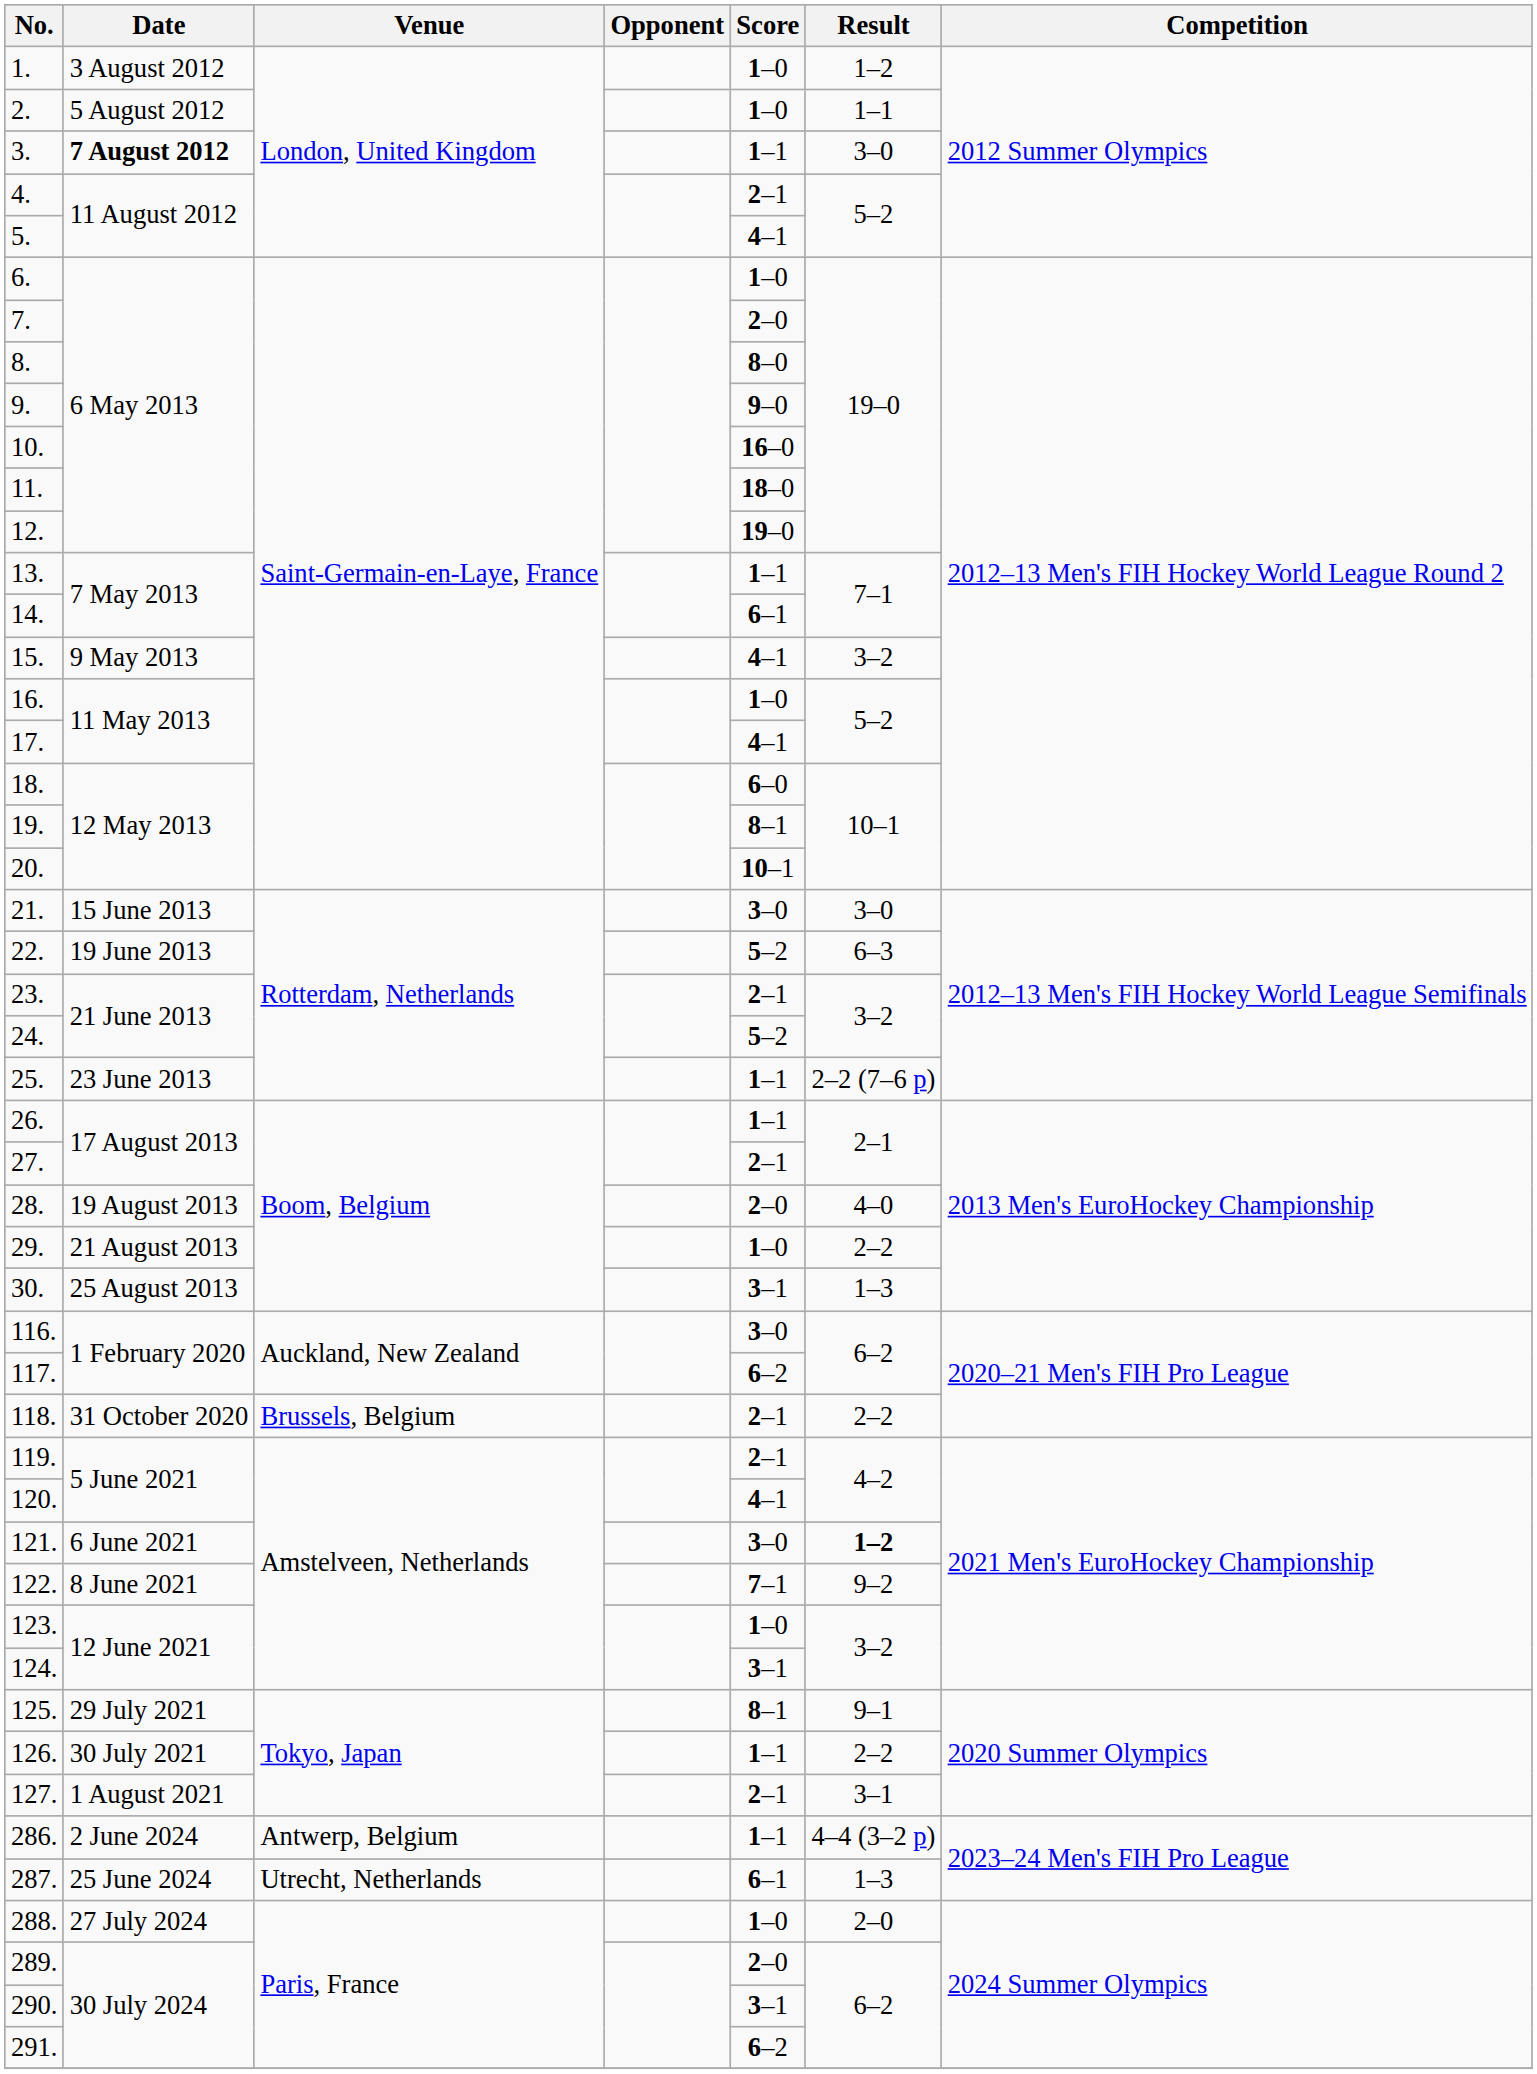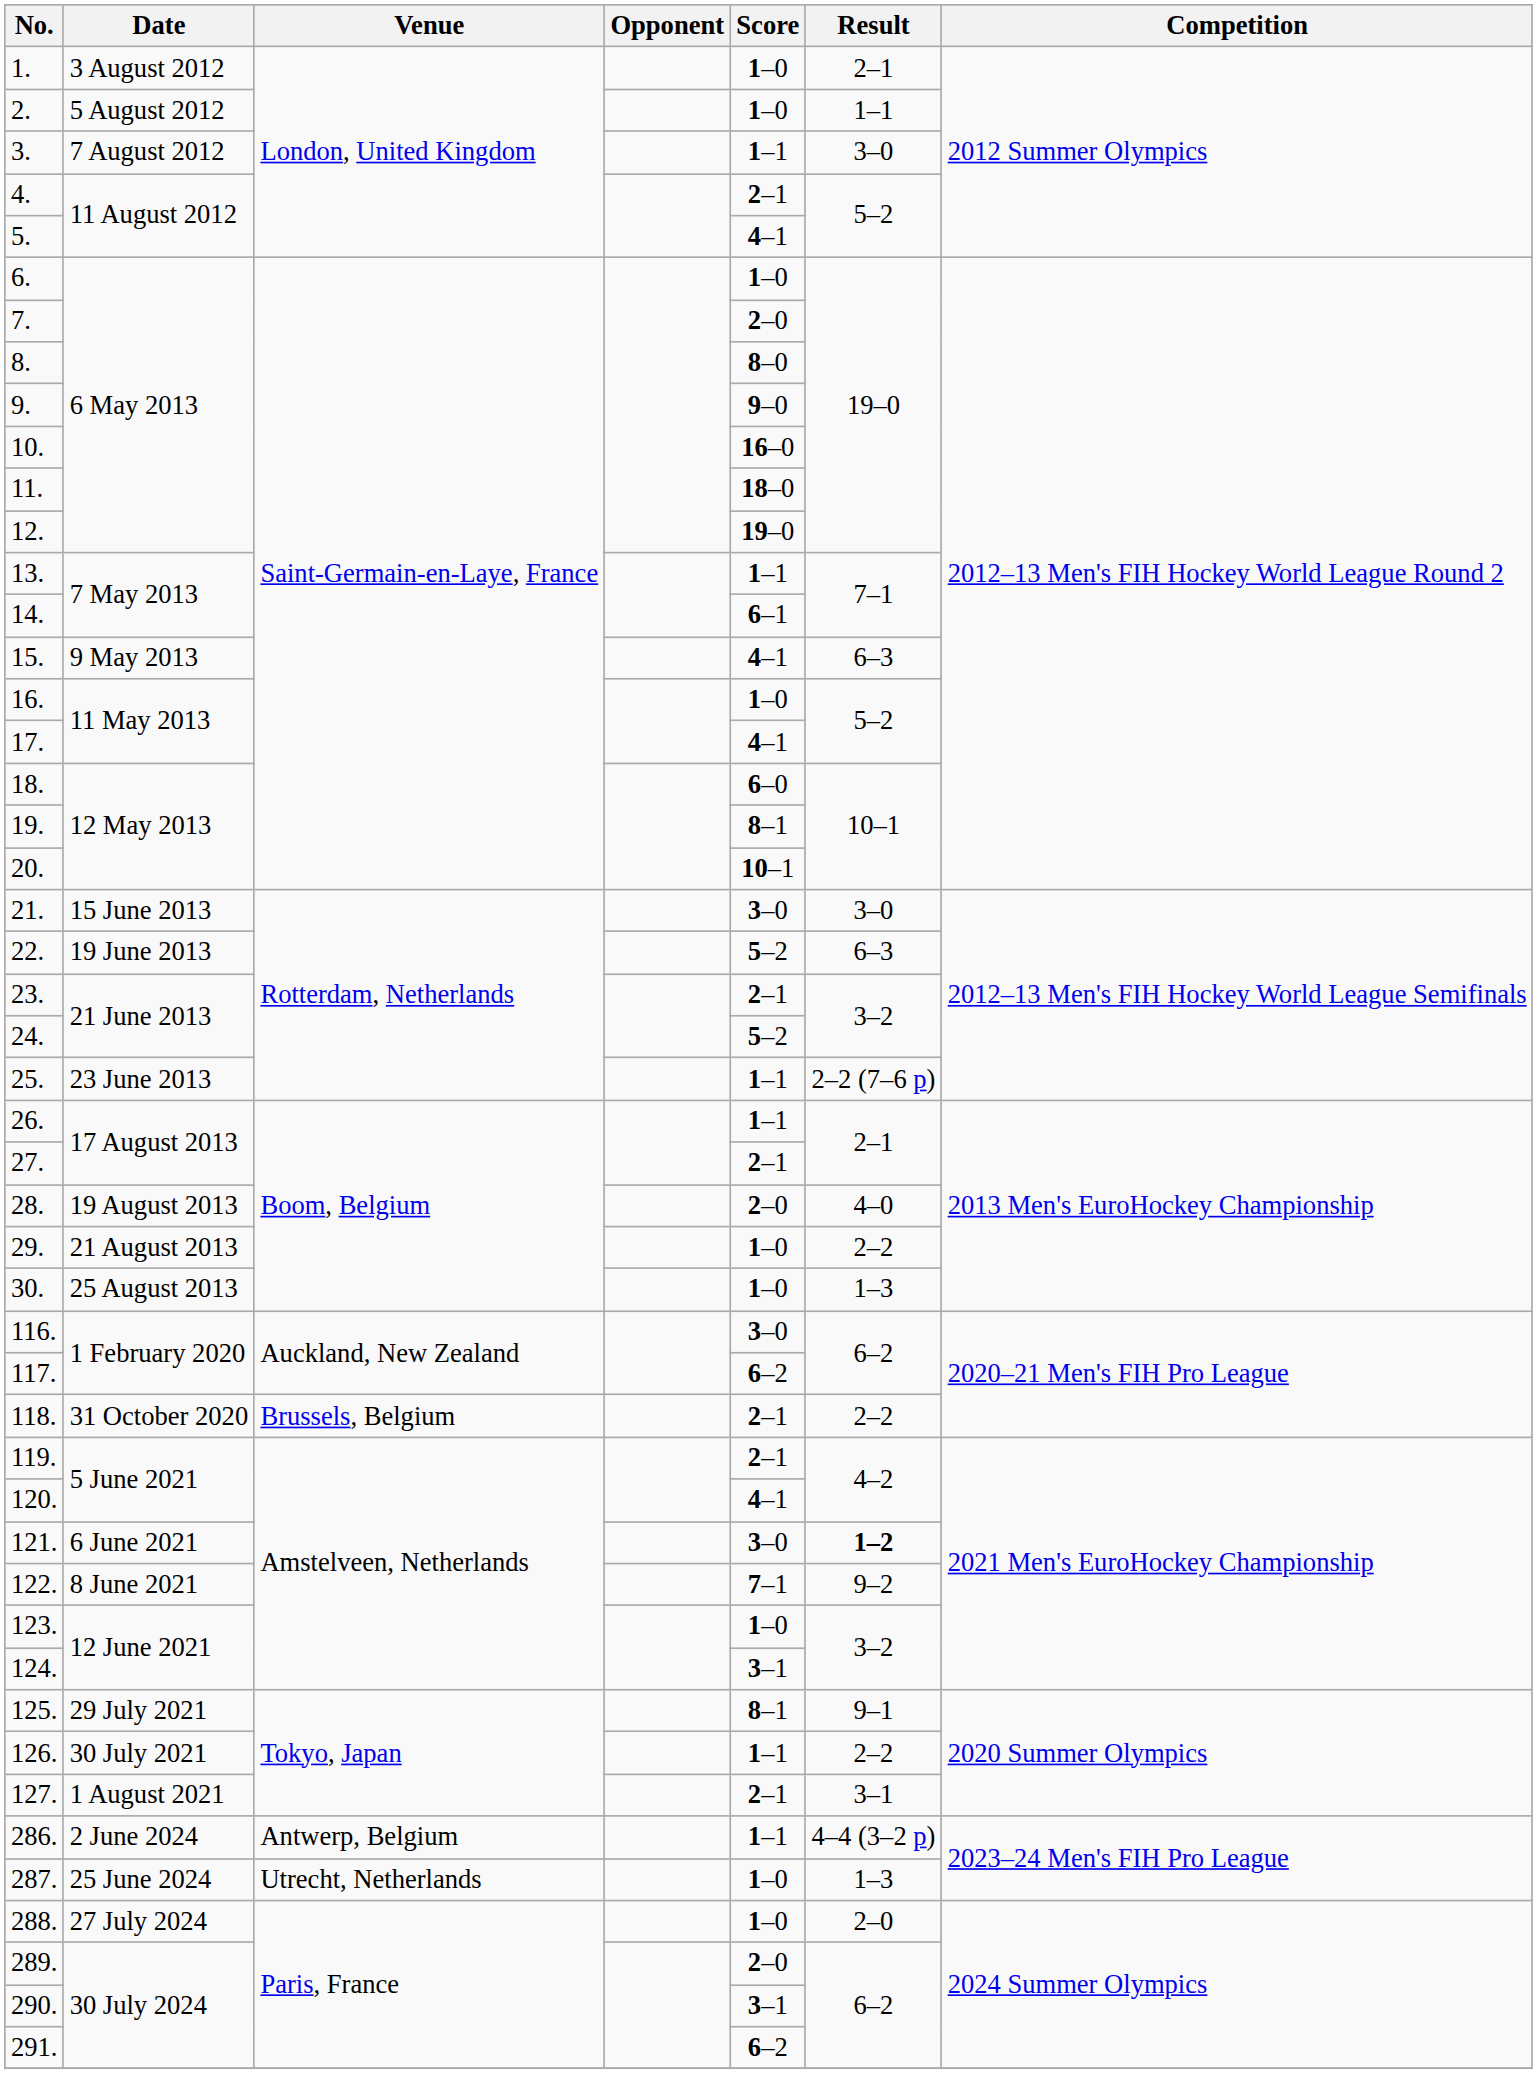(873, 67) 1–2 -> (873, 67) 2–1
(149, 151) bold -> (147, 151) normal
(873, 657) 3–2 -> (873, 657) 6–3
(768, 1289) 3–1 -> (768, 1289) 1–0
(768, 1878) 6–1 -> (768, 1878) 1–0
